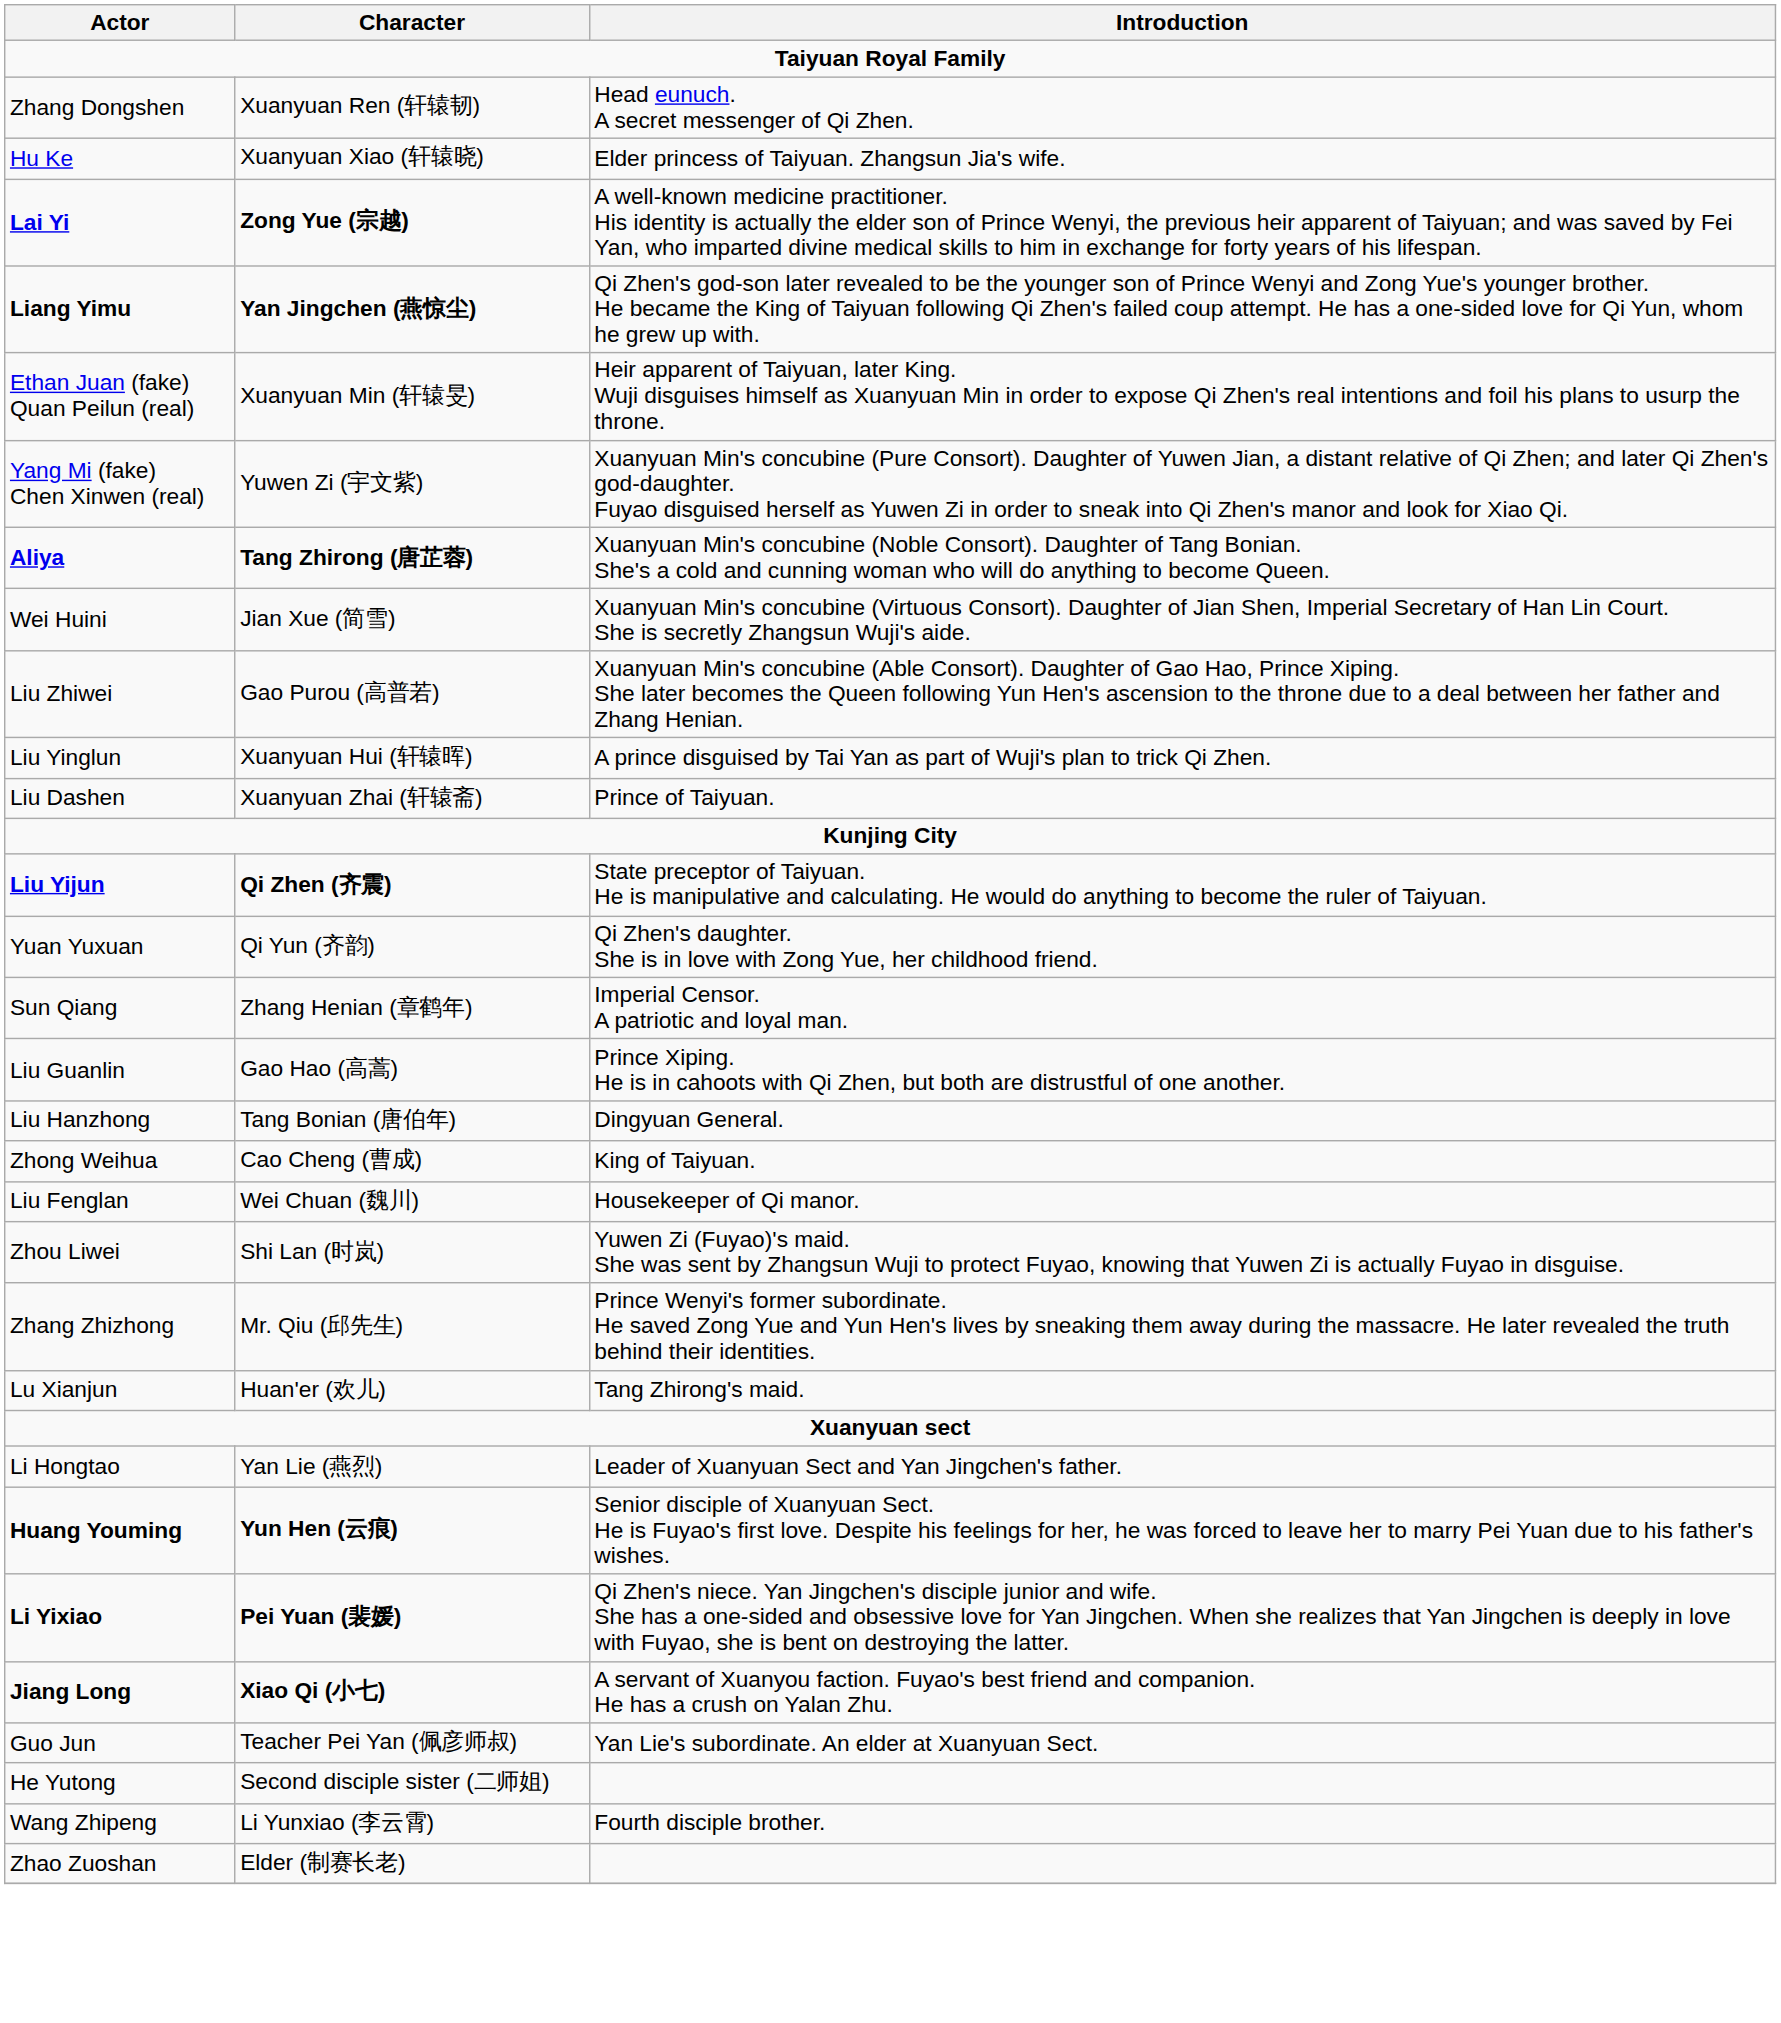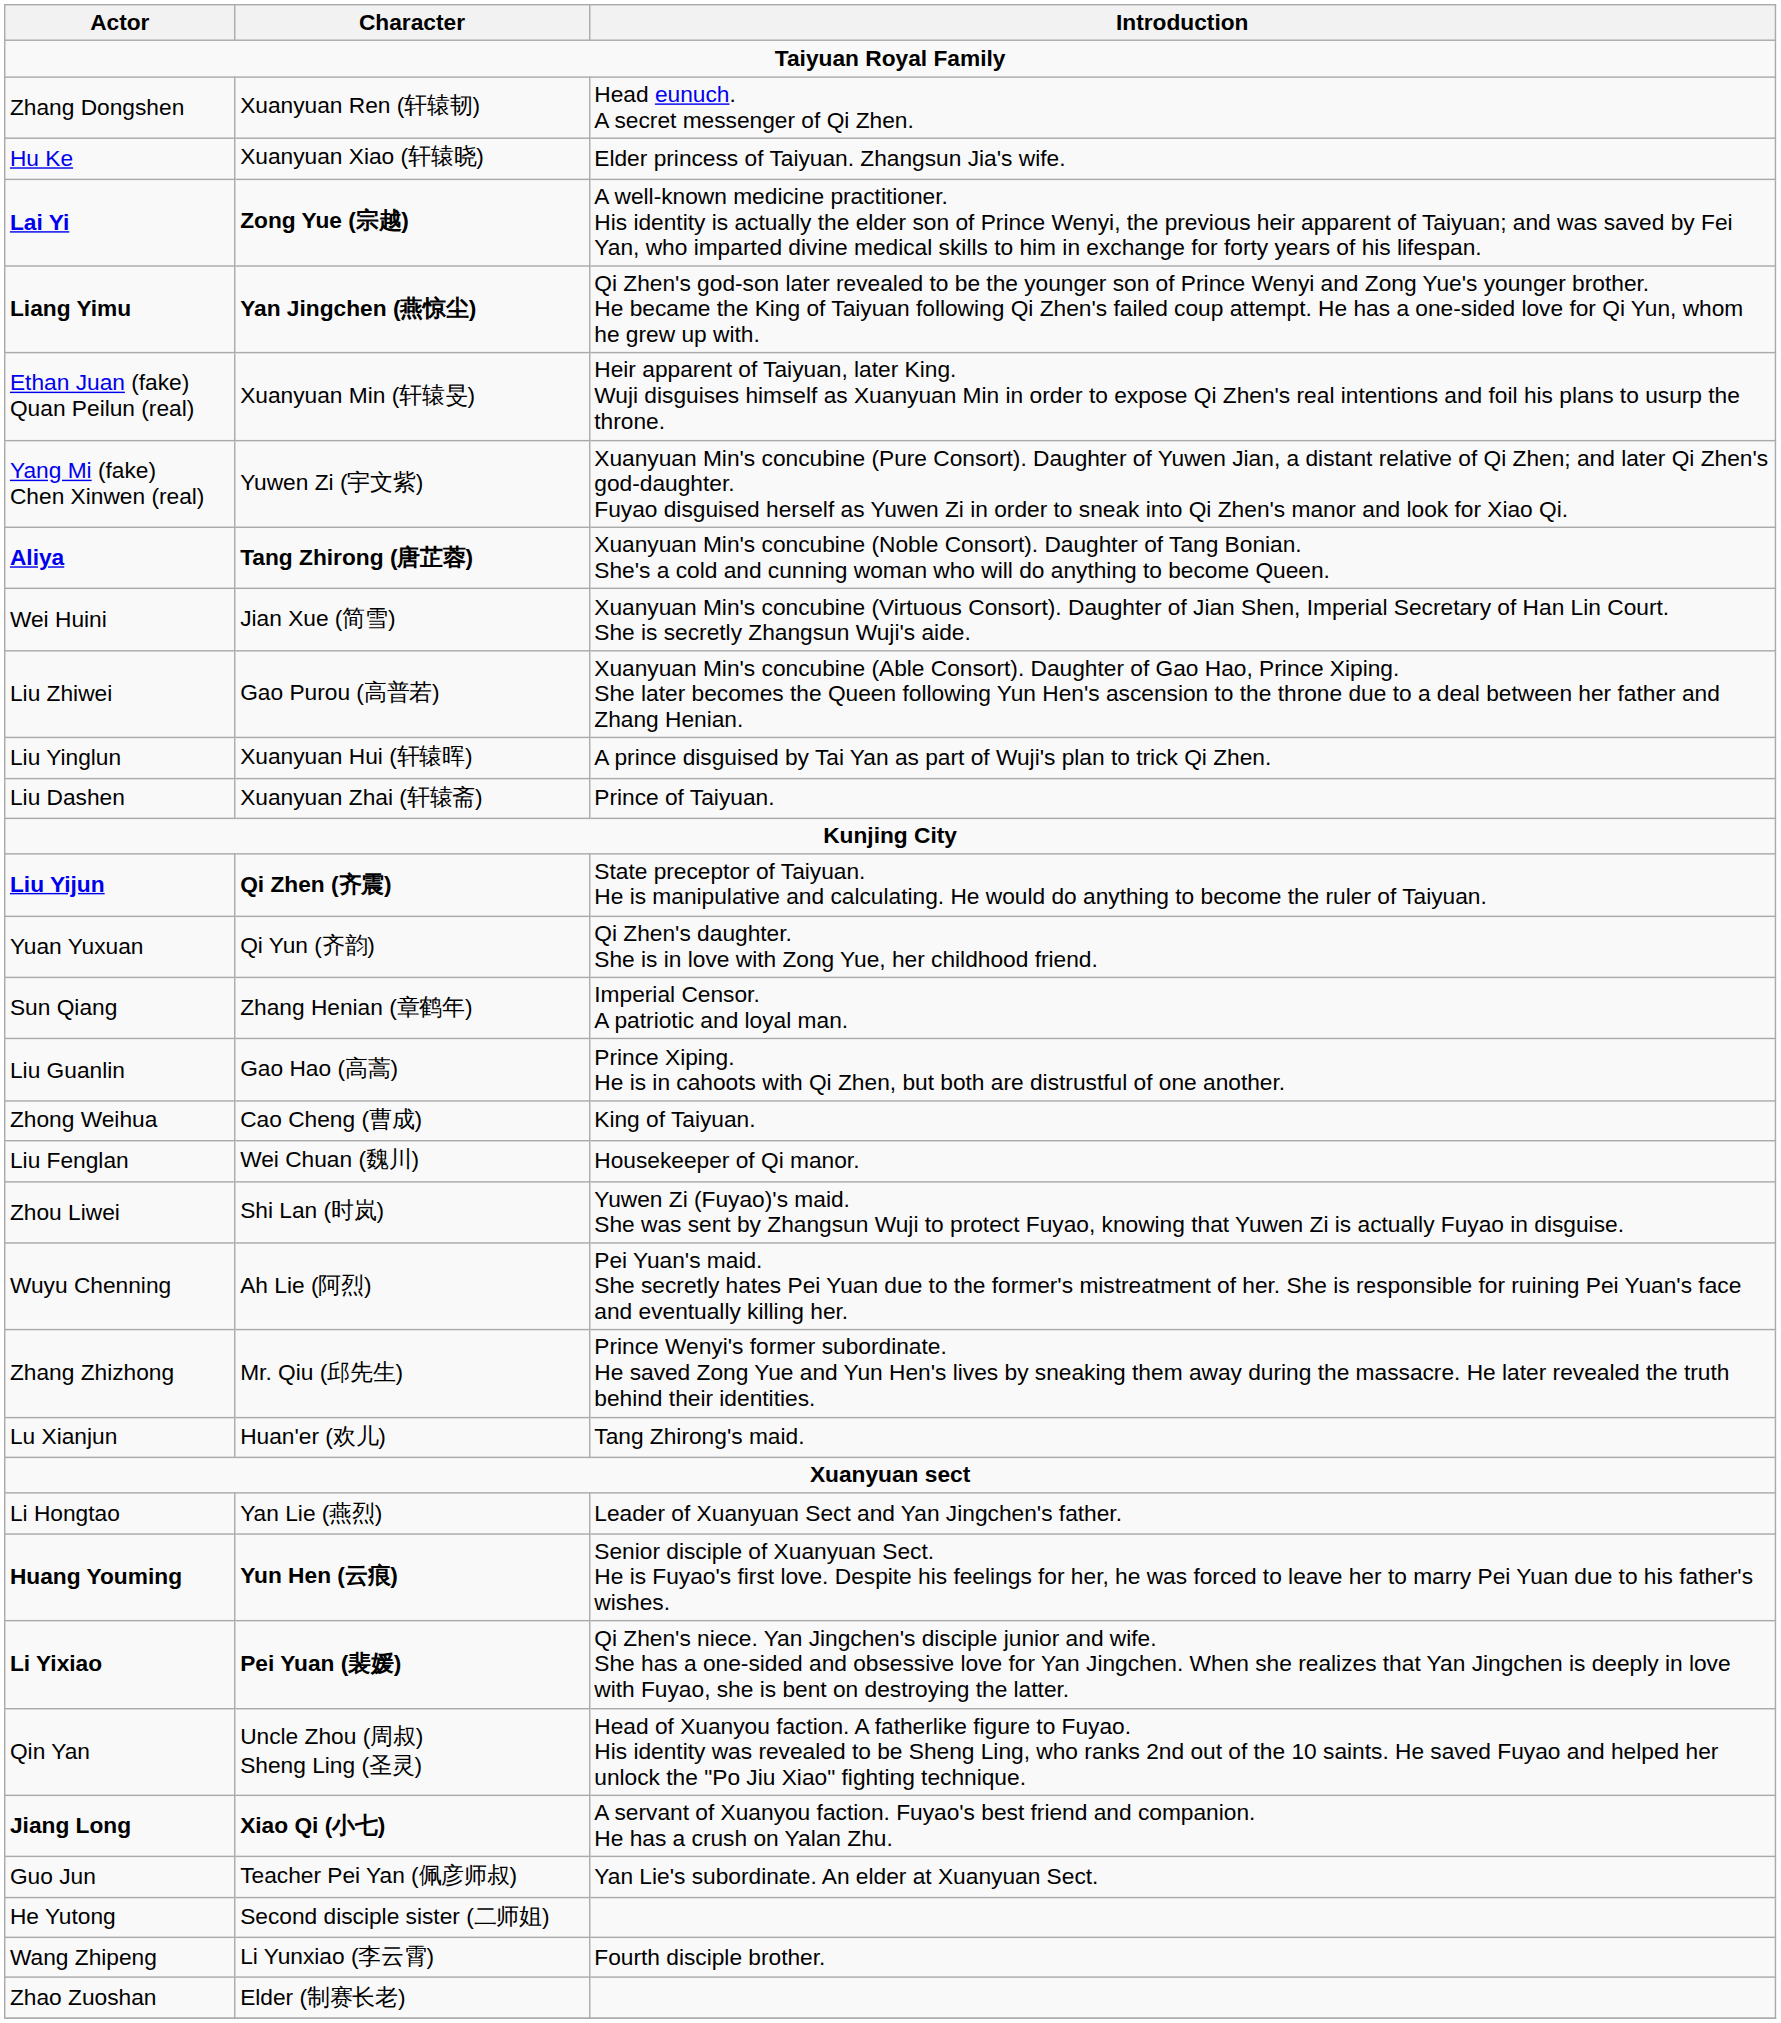- row: (80, 1120)
+ row: (91, 1286)
+ row: (50, 1751)
